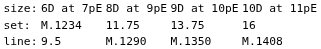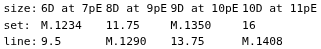(188, 25) 13.75 -> (191, 25) M.1350
(191, 41) M.1350 -> (188, 41) 13.75
